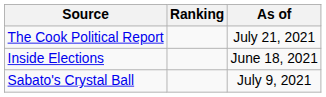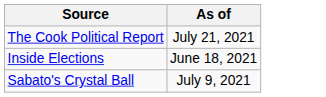- column: (197, 15)
